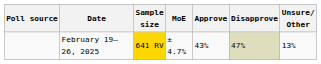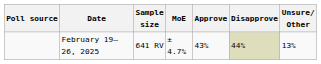(150, 46) gold background -> (150, 46) no background
(238, 46) 47% -> (238, 46) 44%
